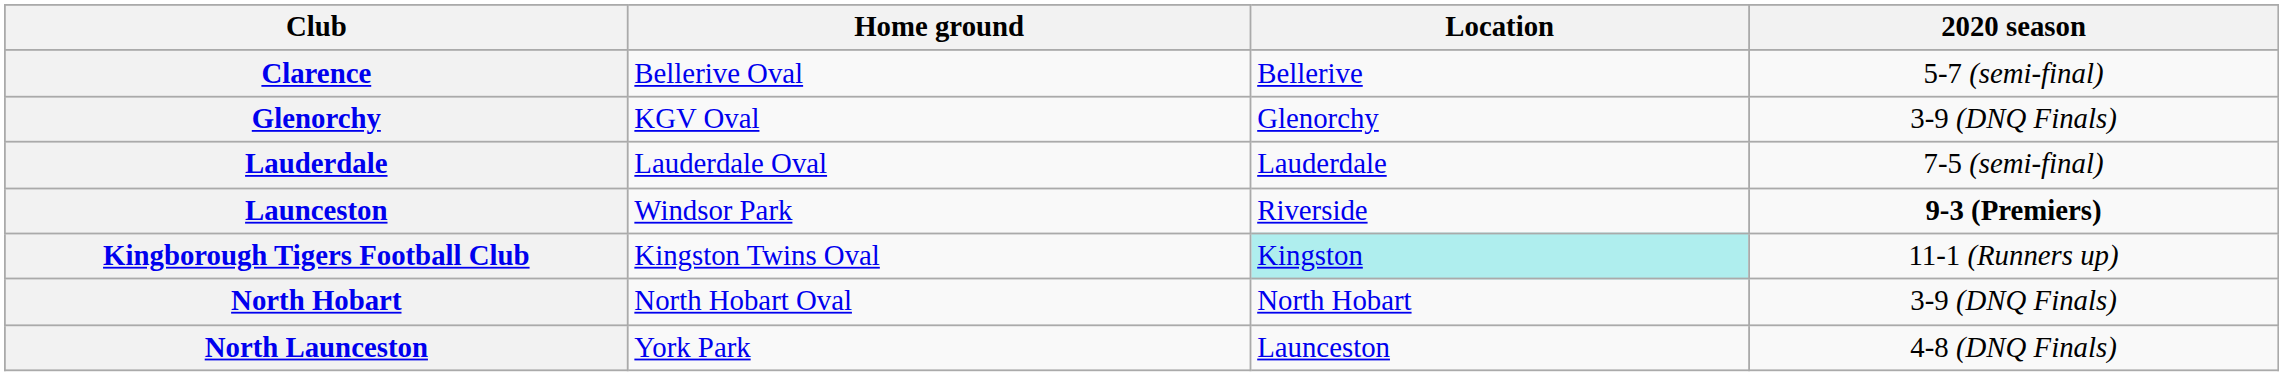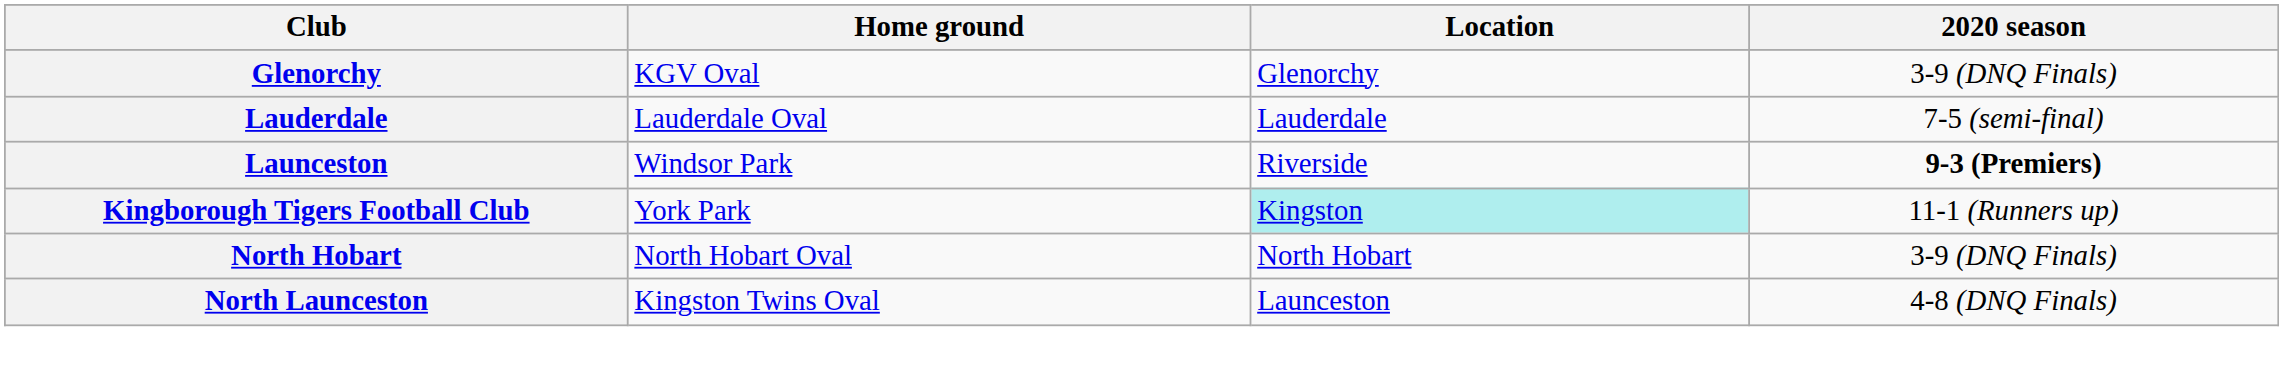- row: (316, 73)
(757, 255) Kingston Twins Oval -> (693, 210) York Park
(693, 347) York Park -> (757, 301) Kingston Twins Oval
